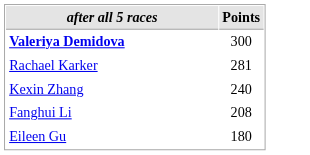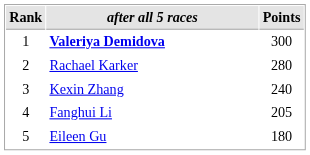+ column: (26, 17)
(241, 65) 281 -> (282, 65) 280
(241, 113) 208 -> (282, 113) 205
